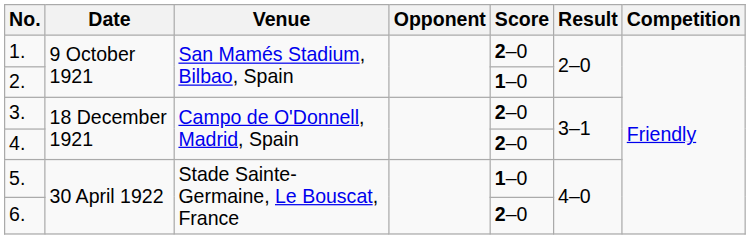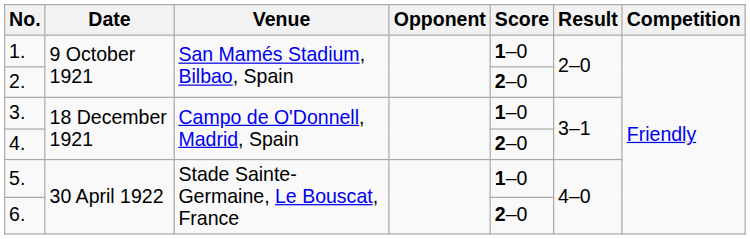(511, 50) 2–0 -> (511, 50) 1–0
(511, 81) 1–0 -> (511, 81) 2–0
(511, 112) 2–0 -> (511, 112) 1–0
